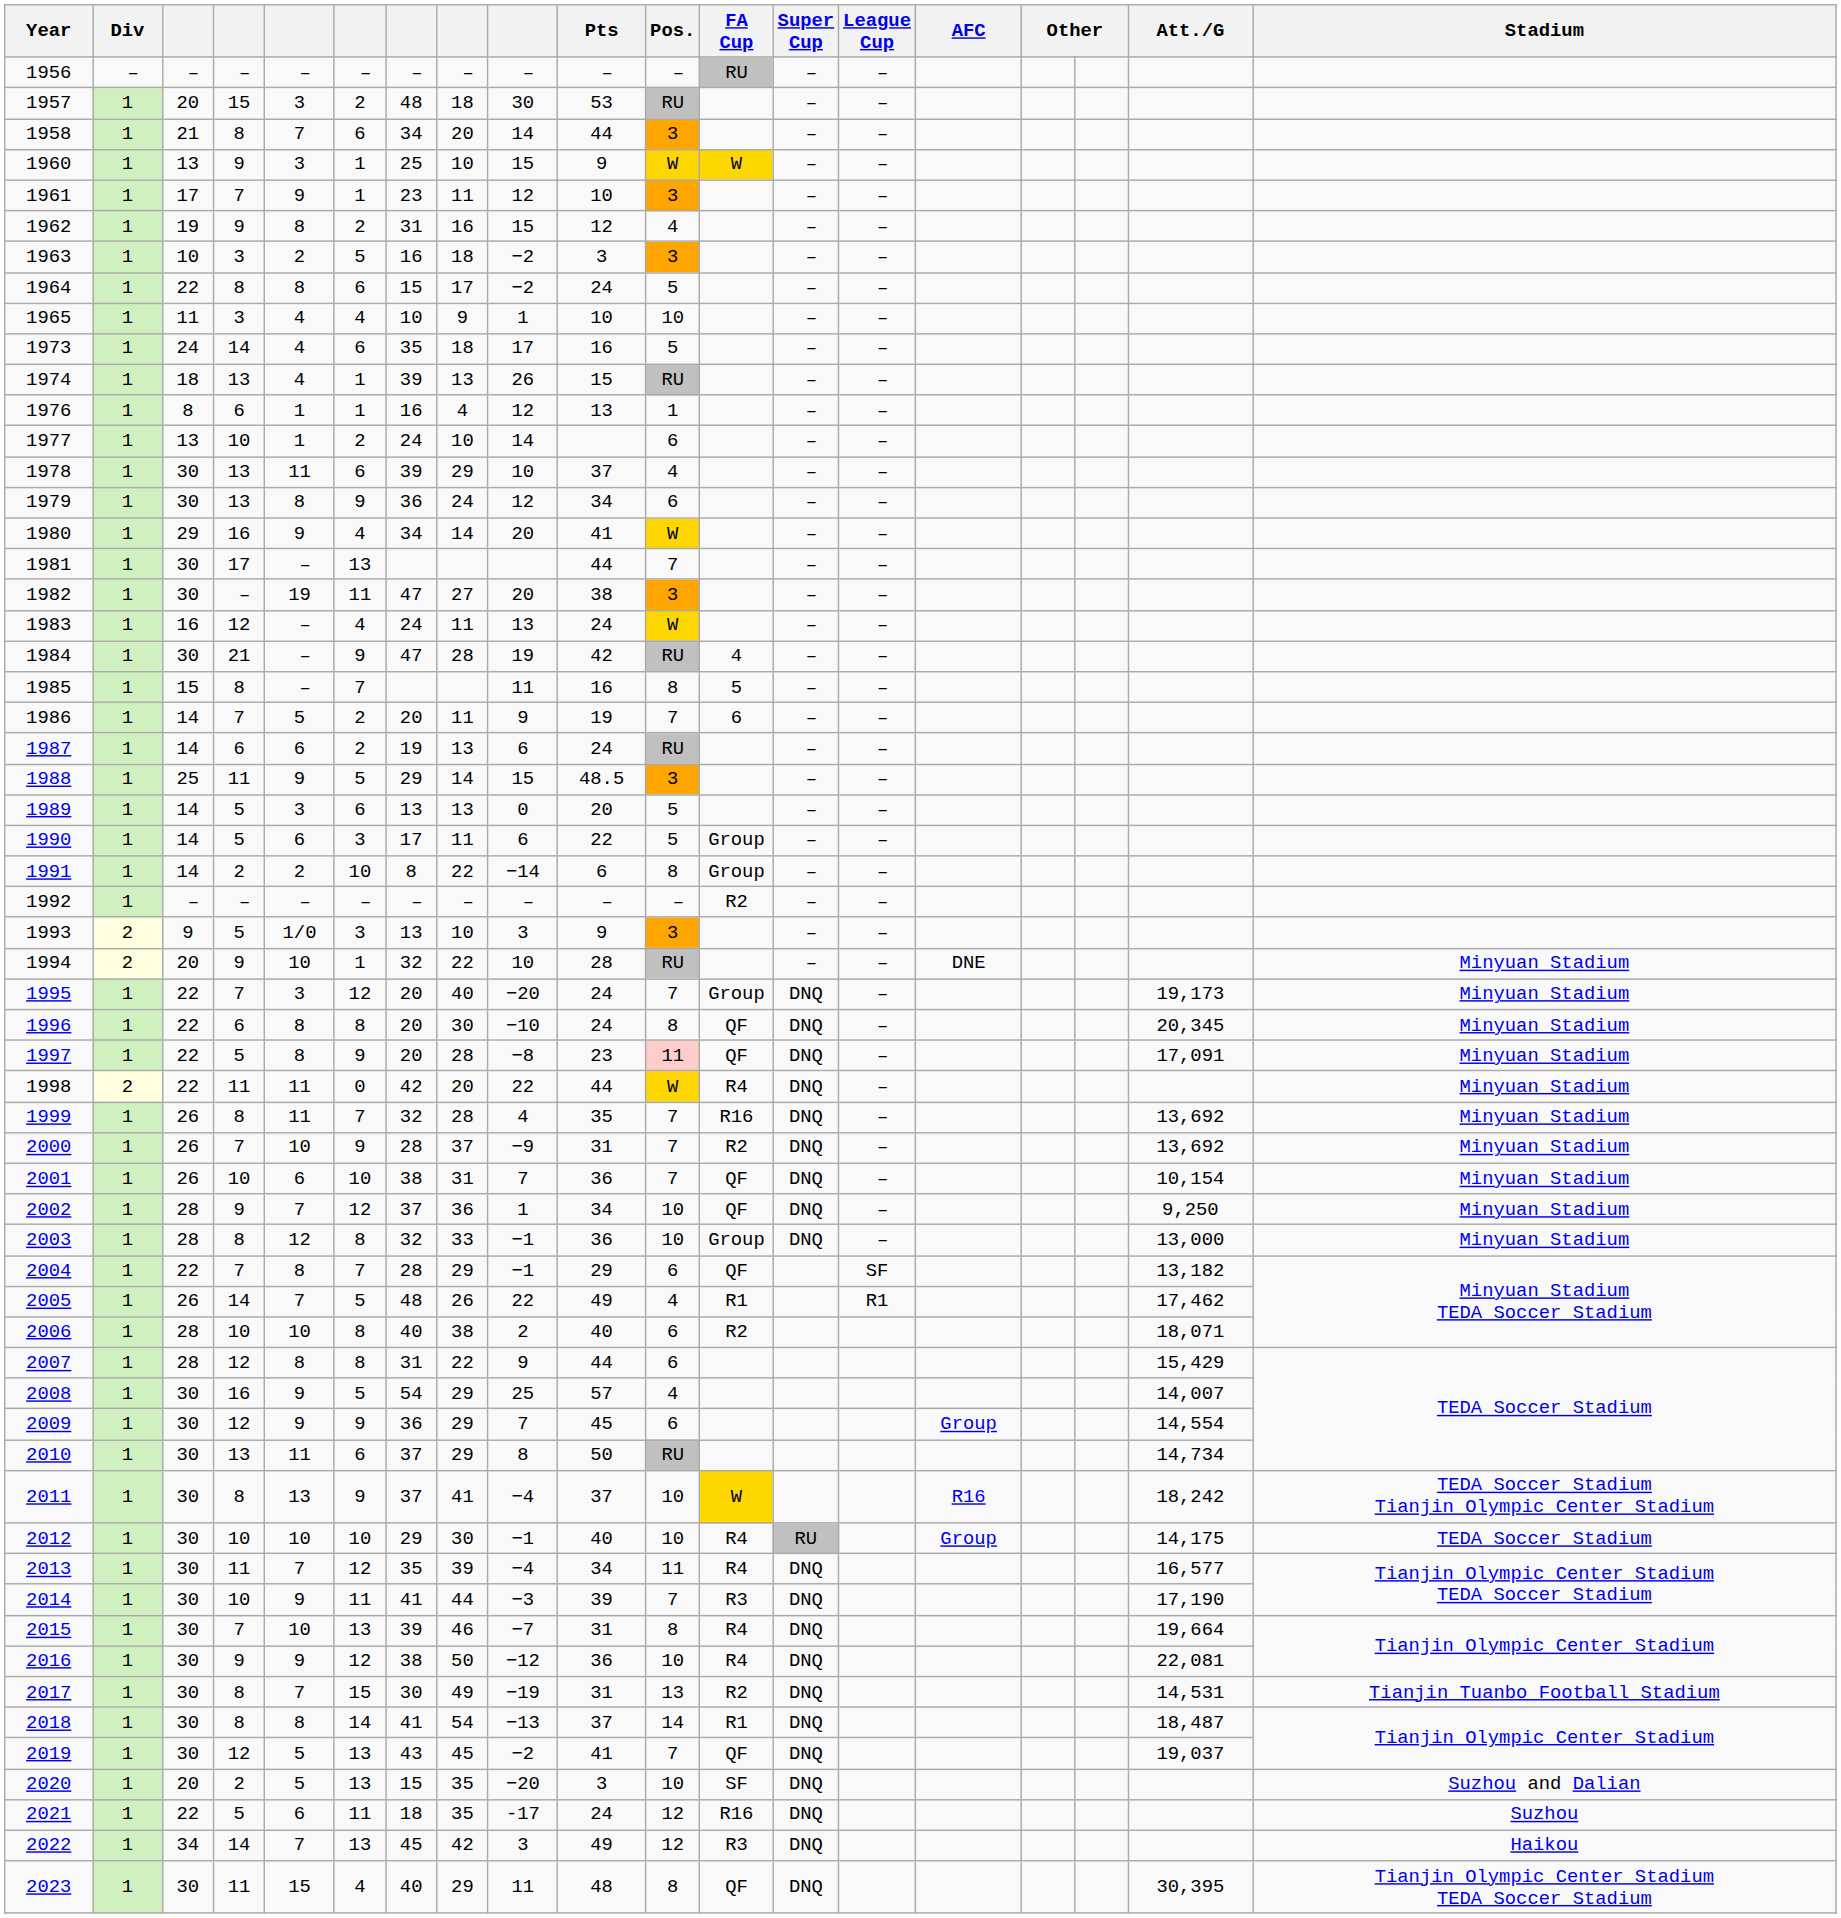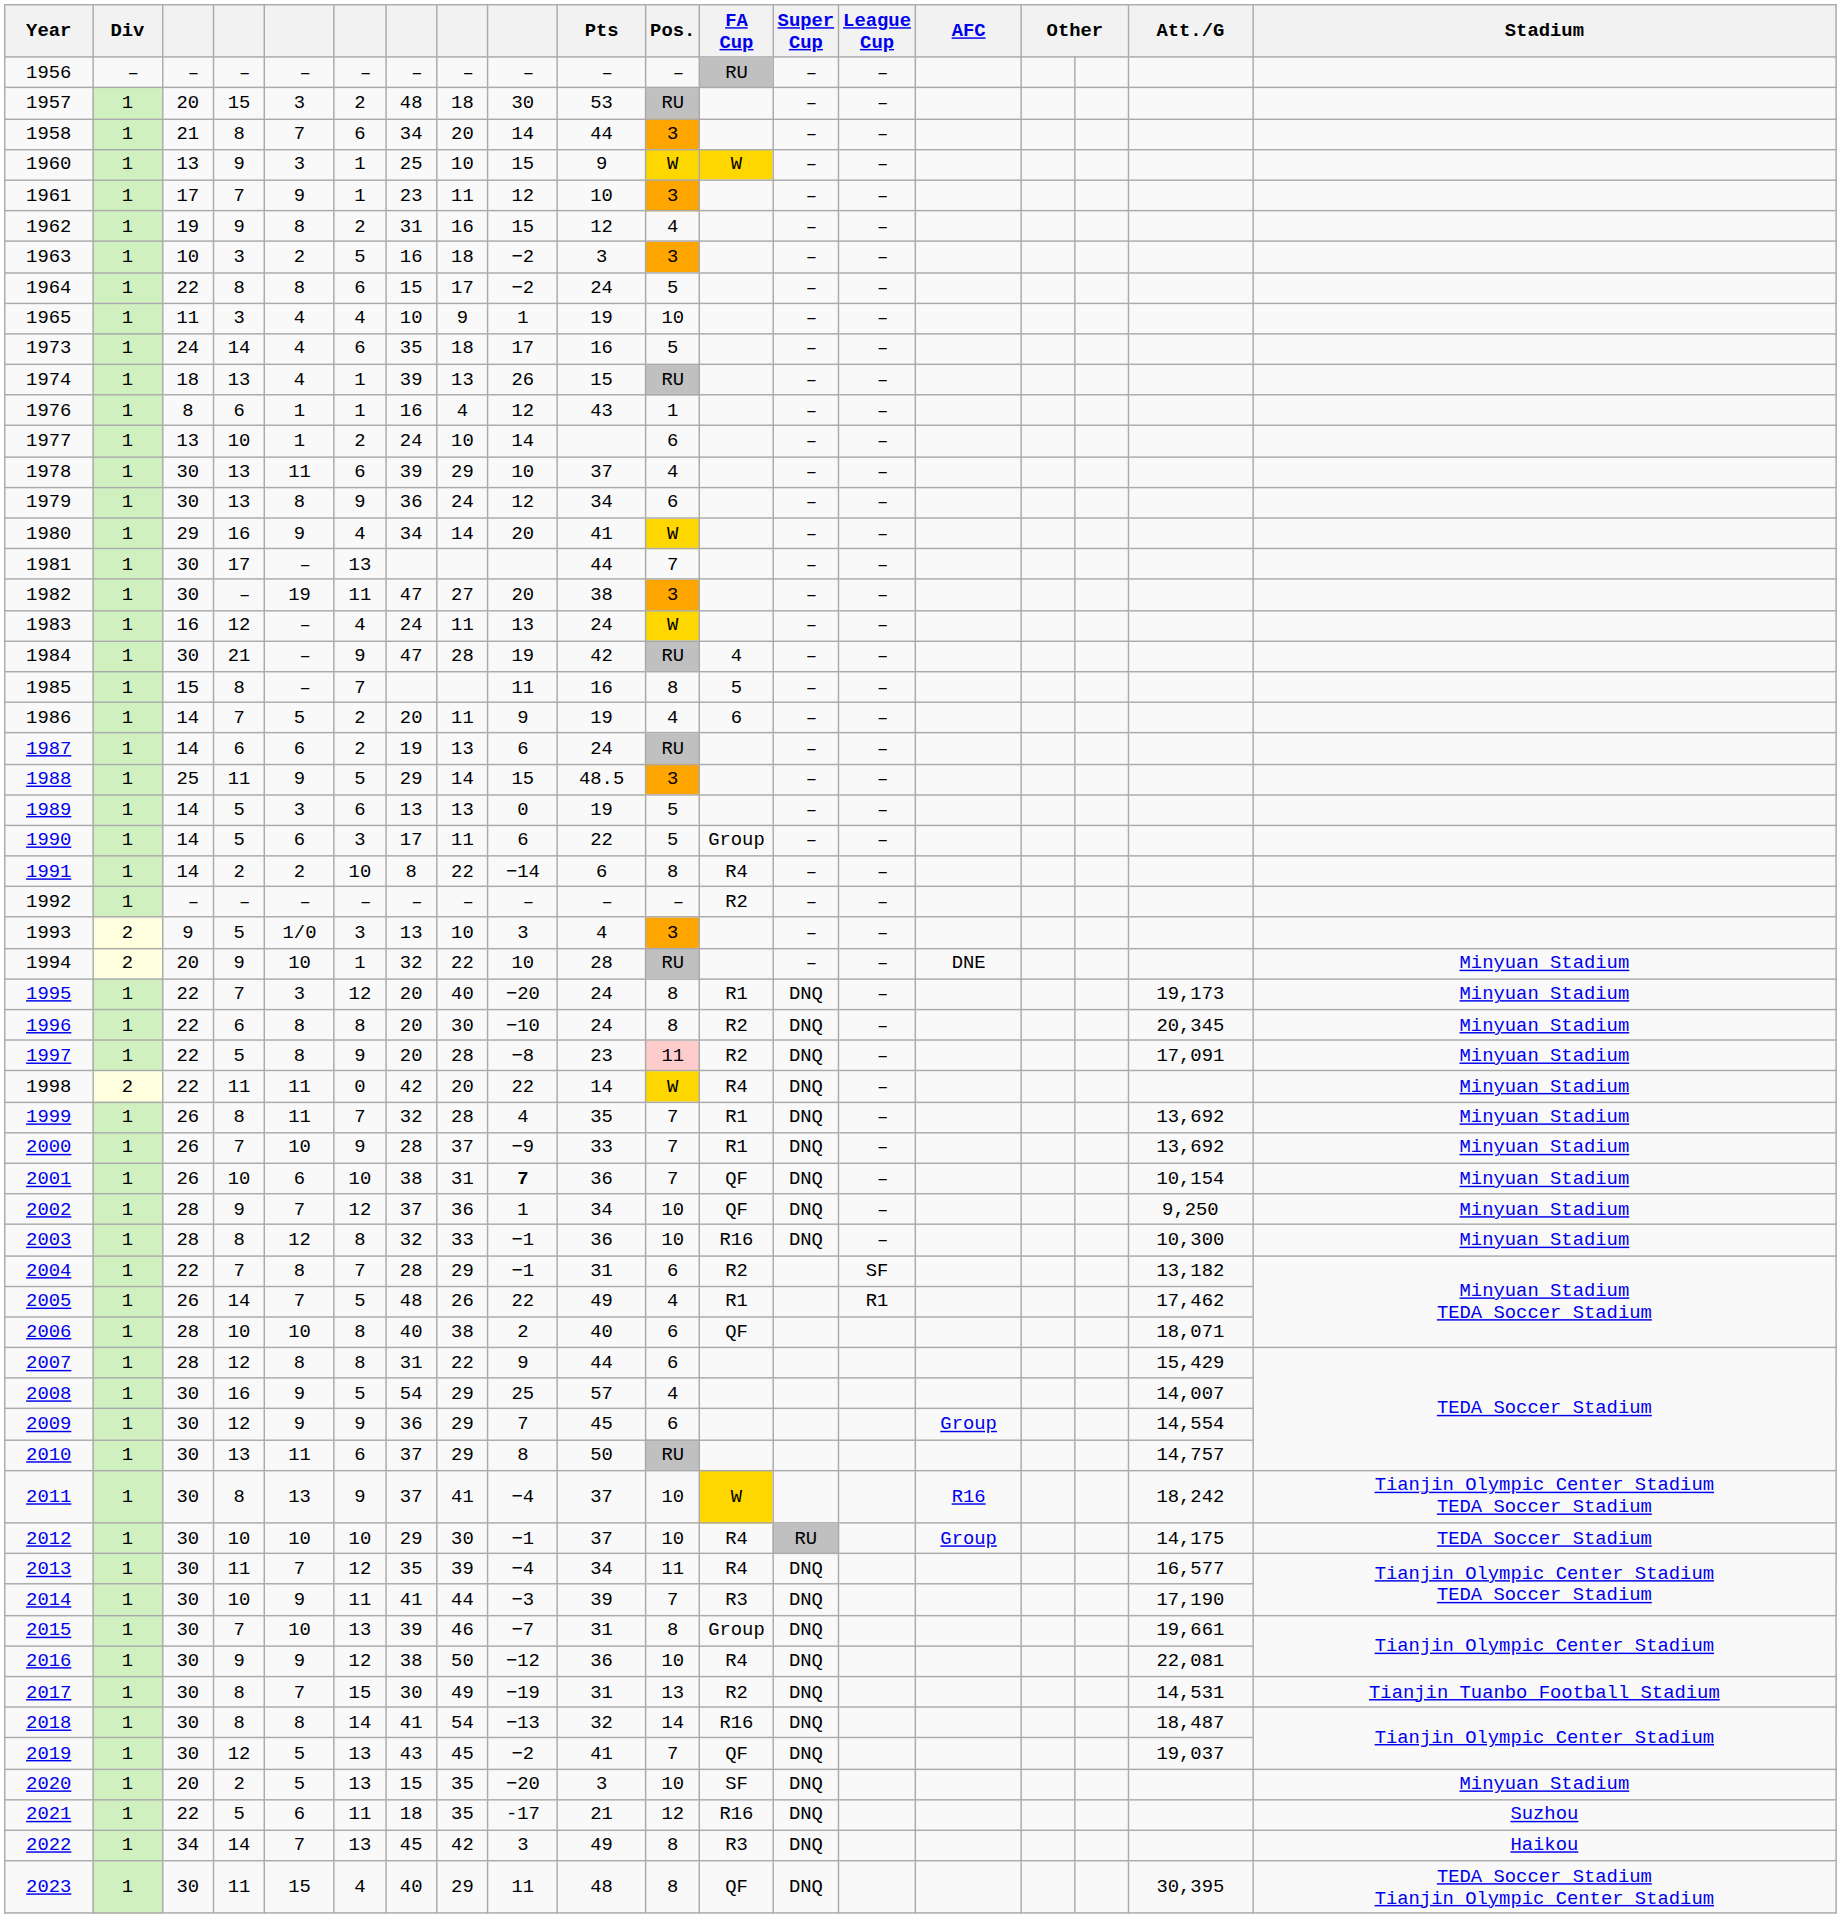(602, 318) 10 -> (602, 318) 19
(602, 410) 13 -> (602, 410) 43
(673, 718) 7 -> (673, 718) 4
(602, 810) 20 -> (602, 810) 19
(736, 871) Group -> (736, 871) R4
(602, 933) 9 -> (602, 933) 4
(673, 994) 7 -> (673, 994) 8
(736, 994) Group -> (736, 994) R1
(736, 1025) QF -> (736, 1025) R2
(736, 1056) QF -> (736, 1056) R2
(602, 1086) 44 -> (602, 1086) 14
(736, 1117) R16 -> (736, 1117) R1
(602, 1148) 31 -> (602, 1148) 33
(736, 1148) R2 -> (736, 1148) R1
(523, 1179) normal -> (523, 1179) bold
(736, 1240) Group -> (736, 1240) R16
(1190, 1240) 13,000 -> (1190, 1240) 10,300
(602, 1271) 29 -> (602, 1271) 31
(736, 1271) QF -> (736, 1271) R2
(736, 1332) R2 -> (736, 1332) QF
(1190, 1455) 14,734 -> (1190, 1455) 14,757
(1544, 1497) TEDA Soccer Stadium Tianjin Olympic Center Stadium -> (1544, 1497) Tianjin Olympic Center Stadium TEDA Soccer Stadium
(602, 1538) 40 -> (602, 1538) 37
(736, 1630) R4 -> (736, 1630) Group
(1190, 1630) 19,664 -> (1190, 1630) 19,661
(602, 1723) 37 -> (602, 1723) 32
(736, 1723) R1 -> (736, 1723) R16
(1544, 1784) Suzhou and Dalian -> (1544, 1784) Minyuan Stadium
(602, 1815) 24 -> (602, 1815) 21
(673, 1845) 12 -> (673, 1845) 8
(1544, 1887) Tianjin Olympic Center Stadium TEDA Soccer Stadium -> (1544, 1887) TEDA Soccer Stadium Tianjin Olympic Center Stadium
